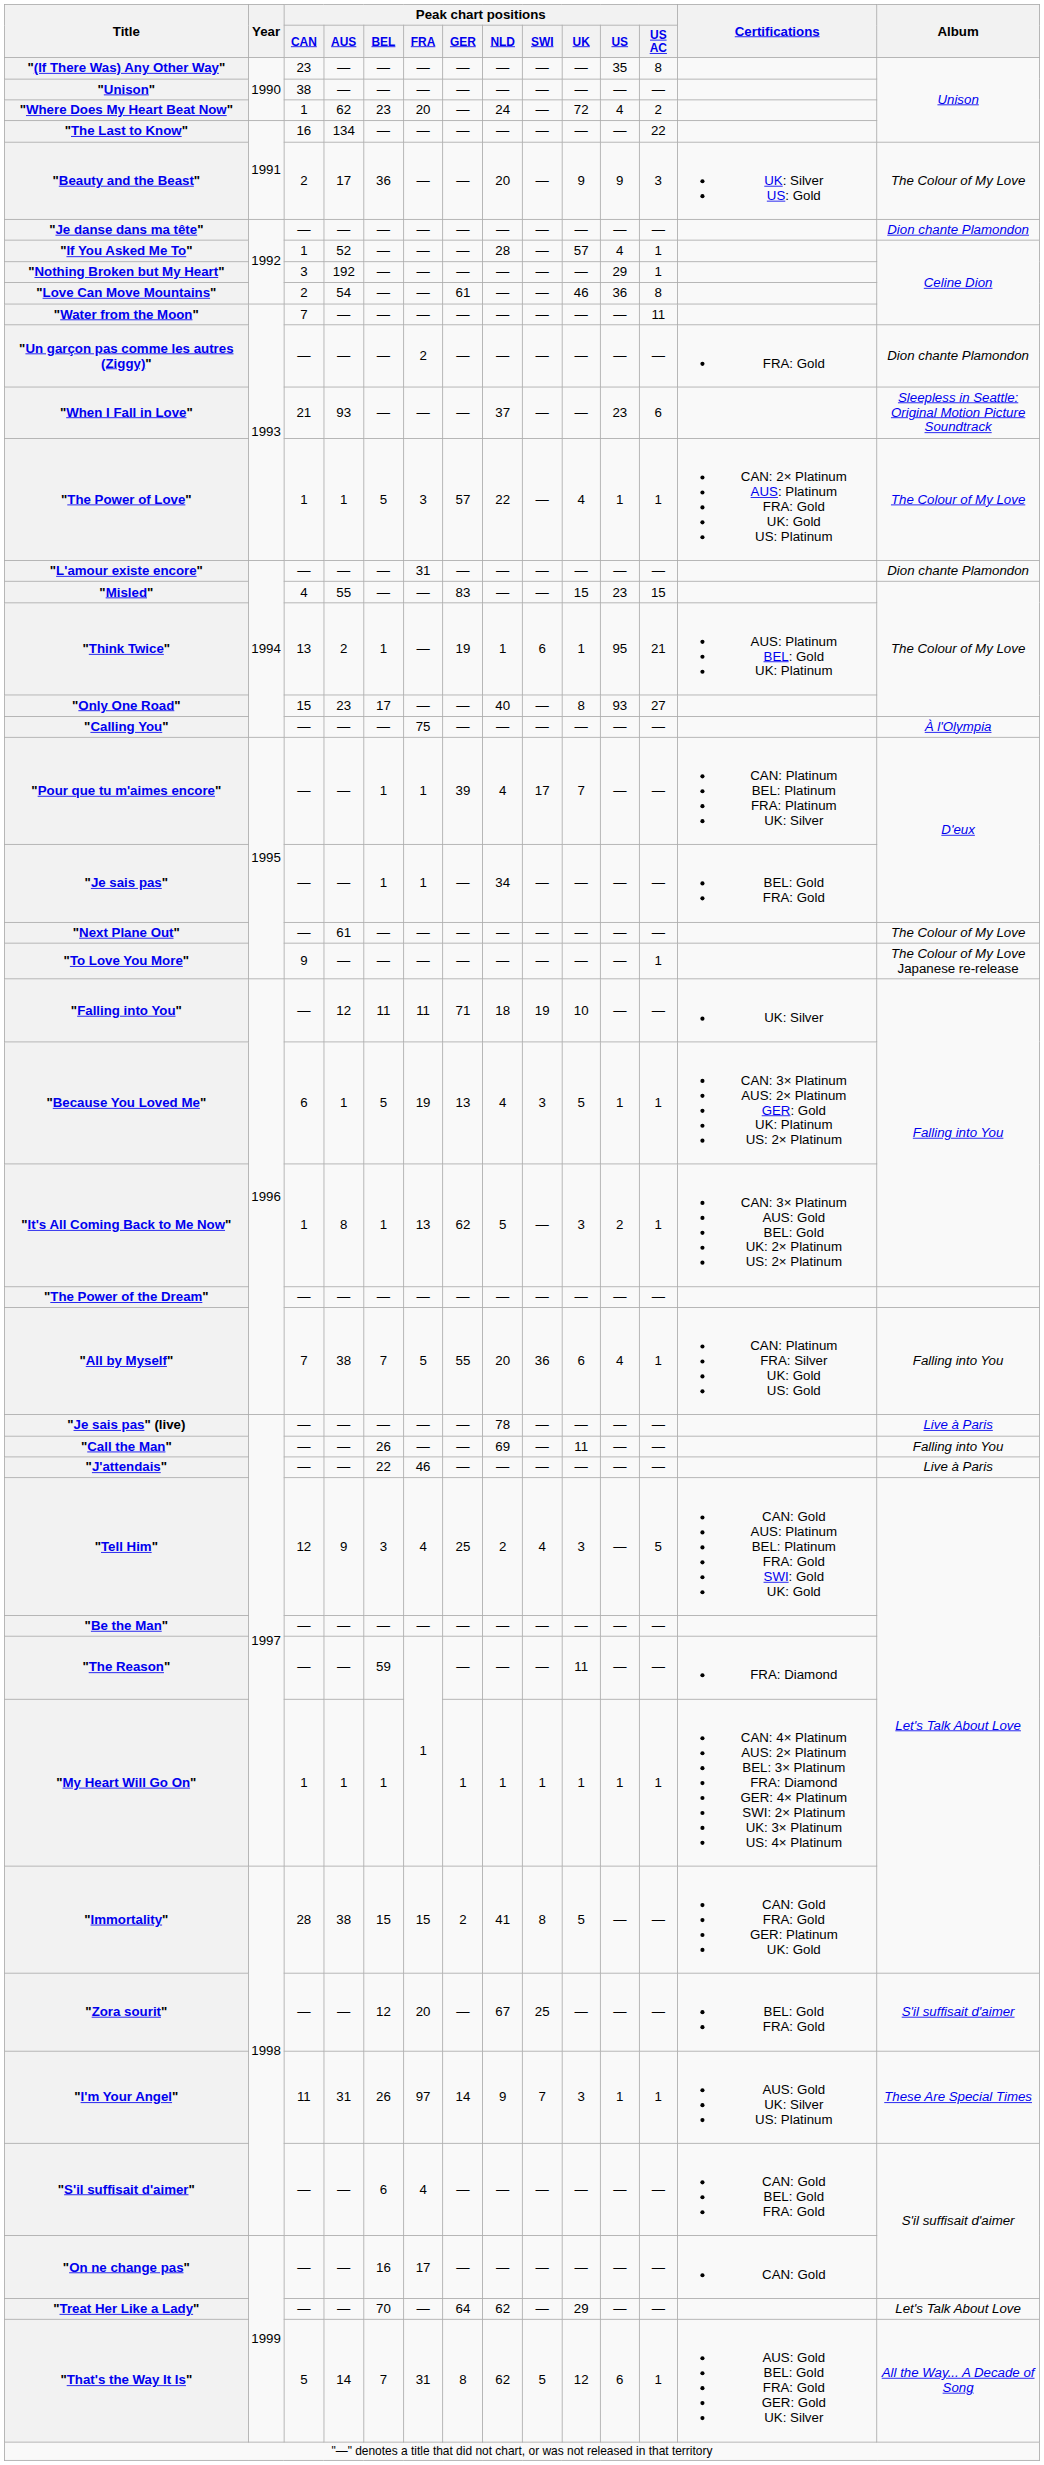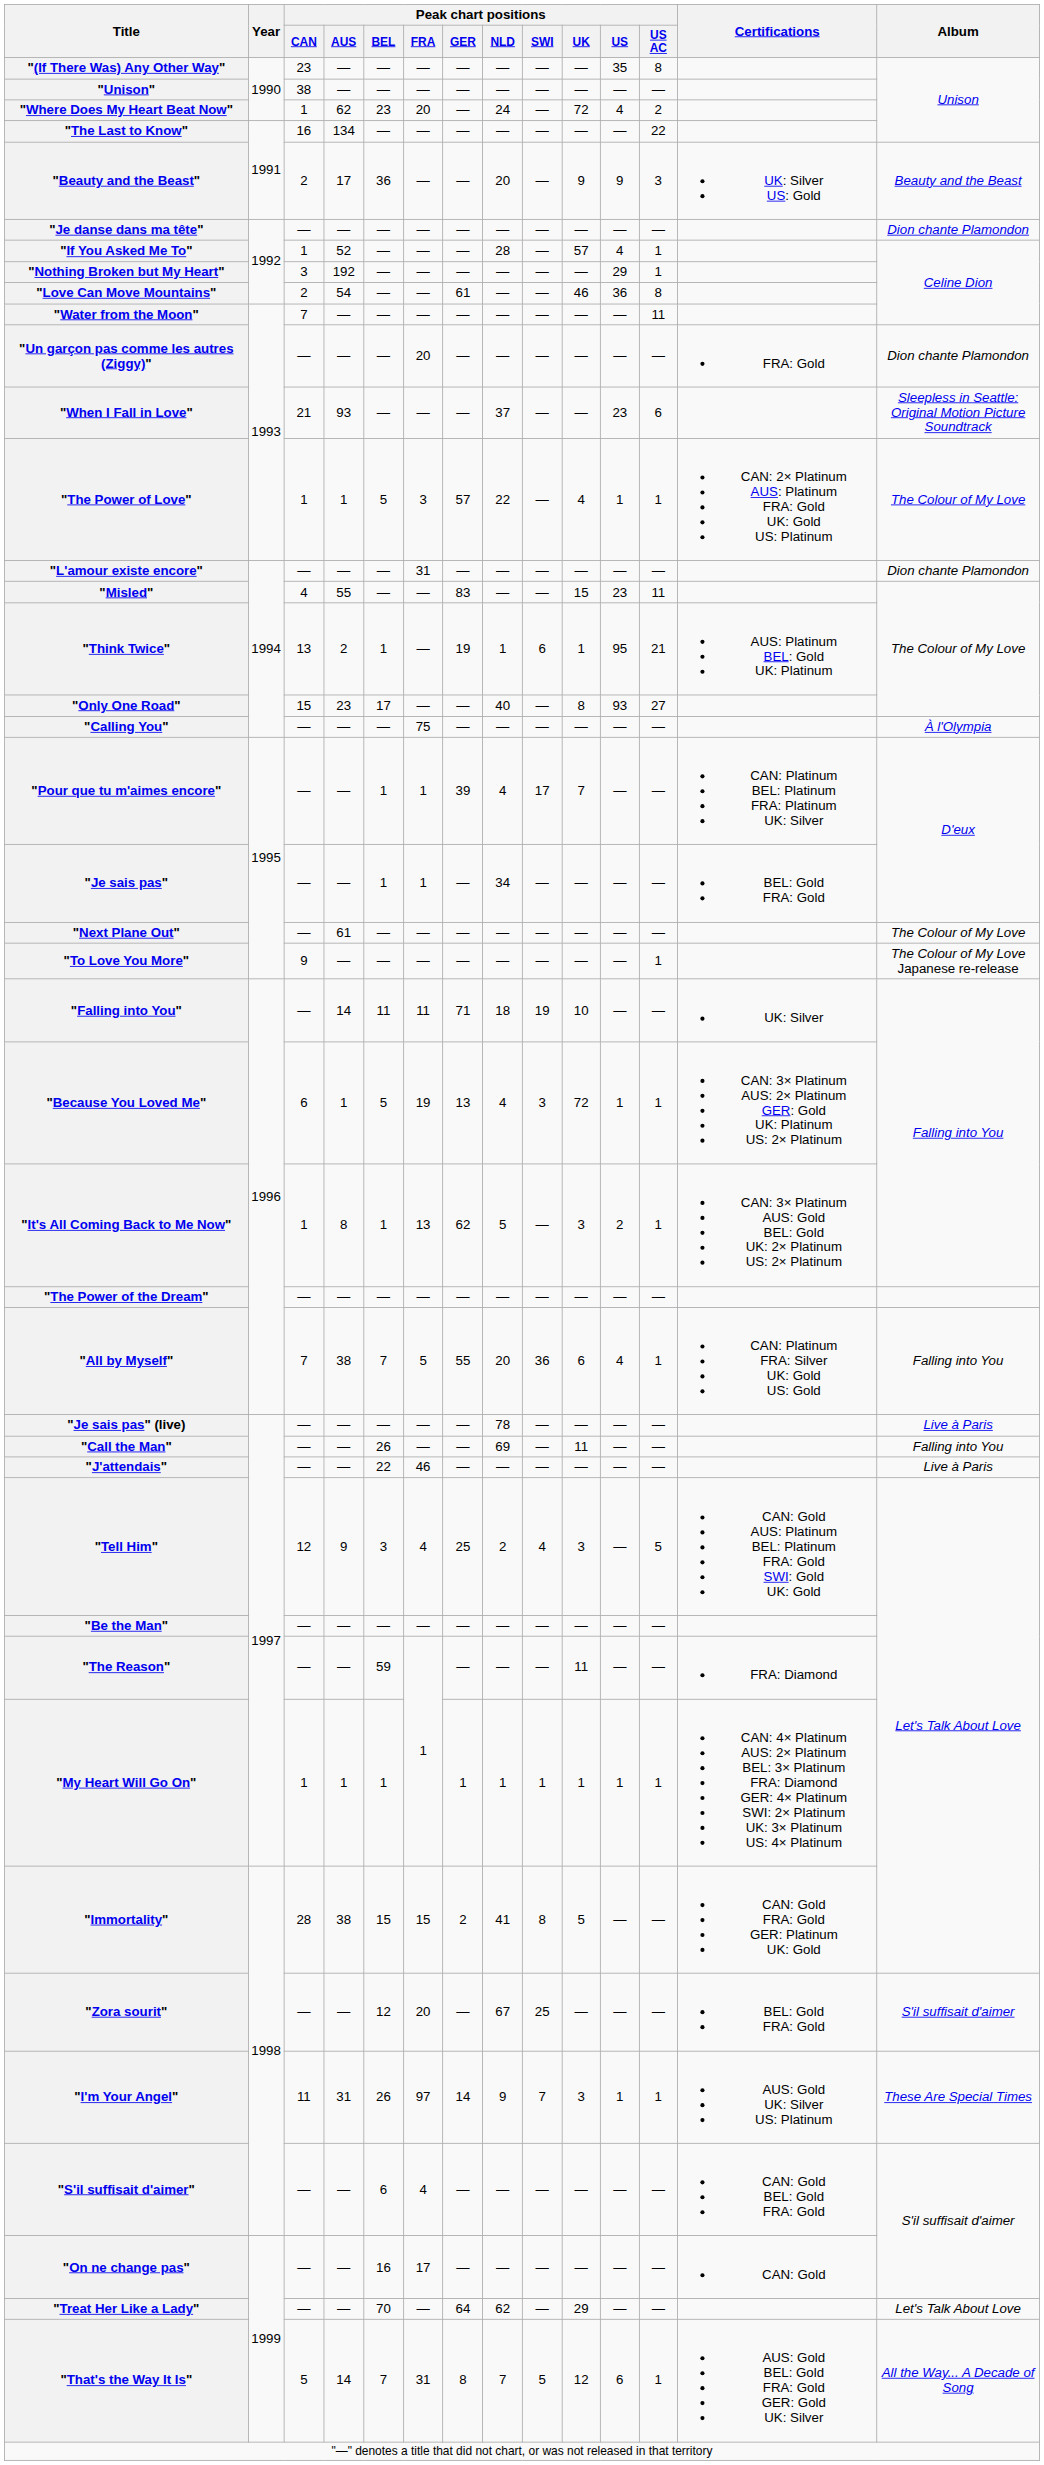(958, 180) The Colour of My Love -> (958, 180) Beauty and the Beast
(423, 356) 2 -> (423, 356) 20
(658, 592) 15 -> (658, 592) 11
(344, 1010) 12 -> (344, 1010) 14
(581, 1102) 5 -> (581, 1102) 72
(503, 2380) 62 -> (503, 2380) 7
